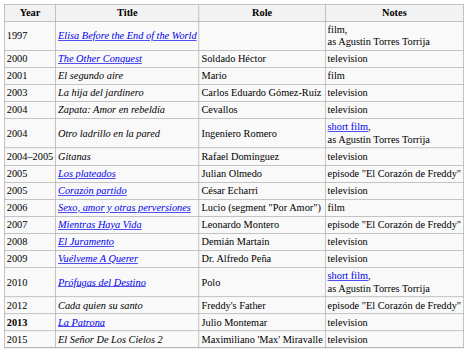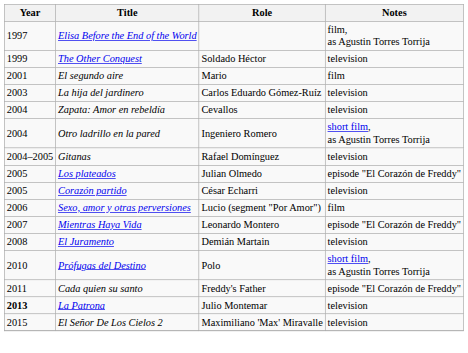(17, 59) 2000 -> (17, 59) 1999
- row: (98, 259)
(17, 305) 2012 -> (17, 288) 2011
